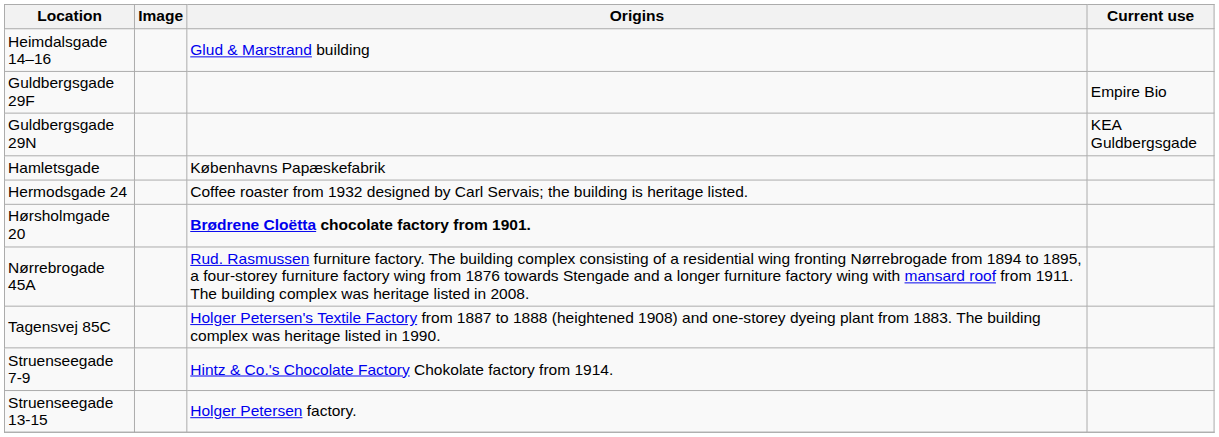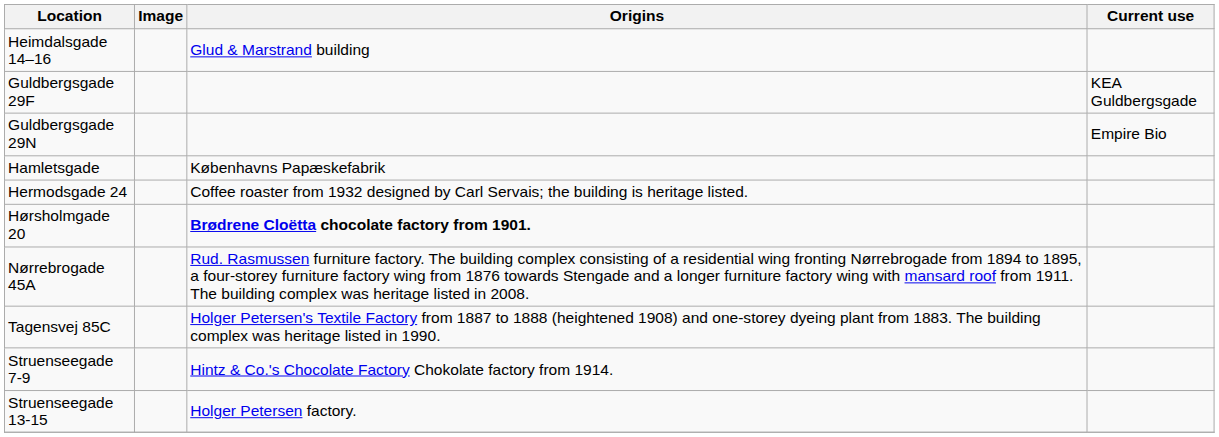(1129, 92) Empire Bio -> (1144, 92) KEA Guldbergsgade
(1144, 134) KEA Guldbergsgade -> (1129, 134) Empire Bio
